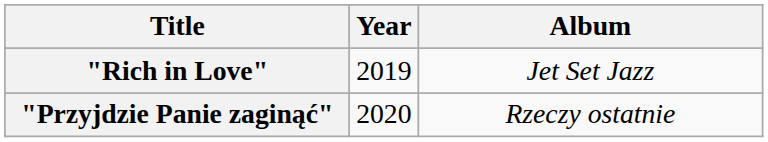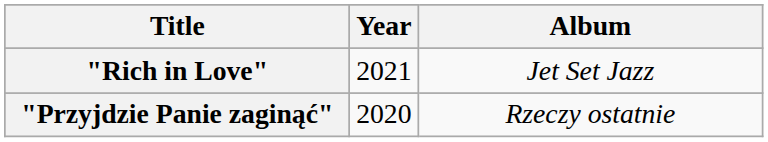(384, 70) 2019 -> (384, 70) 2021
